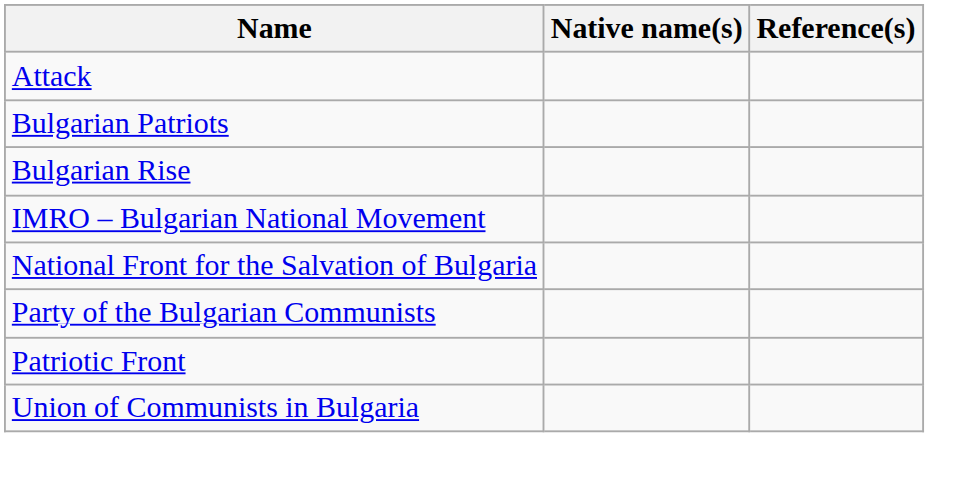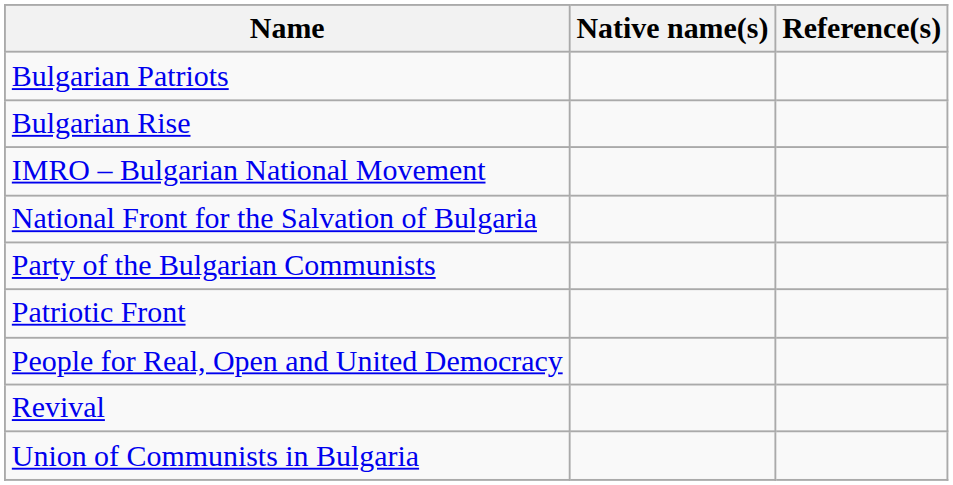- row: (52, 75)
+ row: (287, 360)
+ row: (58, 407)
